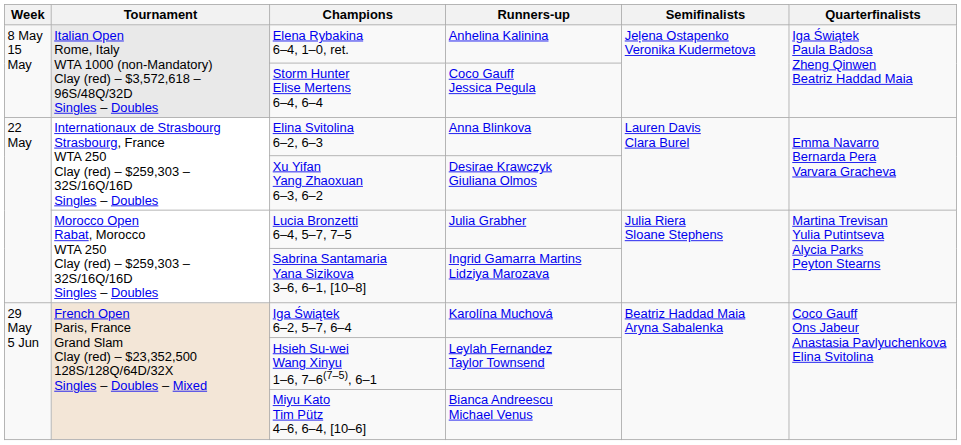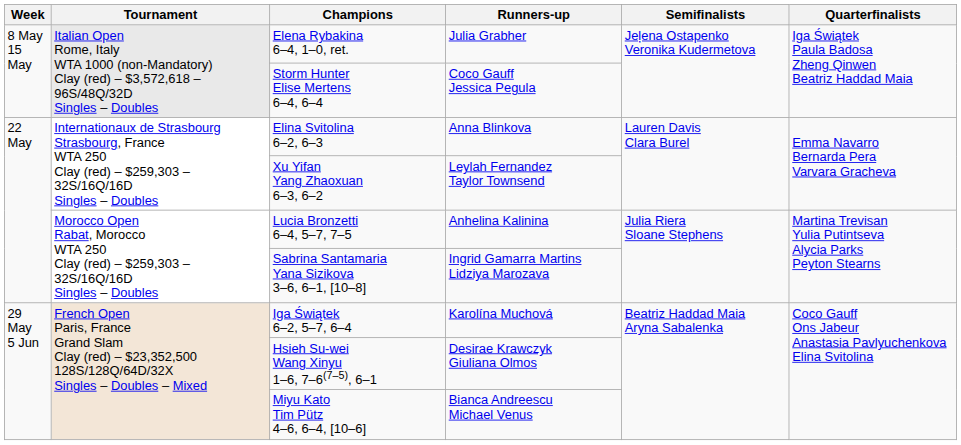(499, 35) Anhelina Kalinina -> (487, 35) Julia Grabher
(500, 174) Desirae Krawczyk Giuliana Olmos -> (500, 174) Leylah Fernandez Taylor Townsend
(487, 221) Julia Grabher -> (499, 221) Anhelina Kalinina
(500, 356) Leylah Fernandez Taylor Townsend -> (500, 356) Desirae Krawczyk Giuliana Olmos
